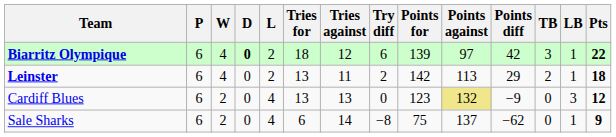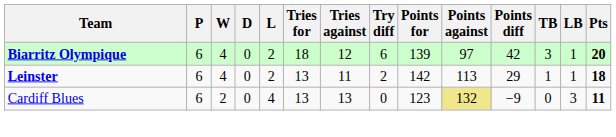(247, 53) bold -> (247, 53) normal
(598, 53) 22 -> (598, 53) 20
(548, 76) 2 -> (548, 76) 1
(598, 98) 12 -> (598, 98) 11
- row: (41, 120)
